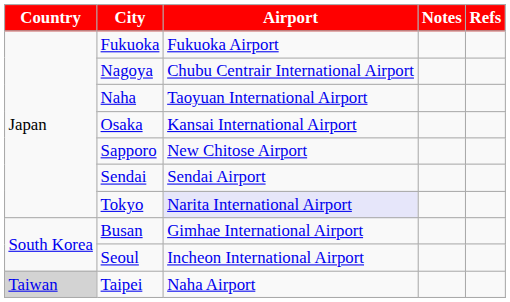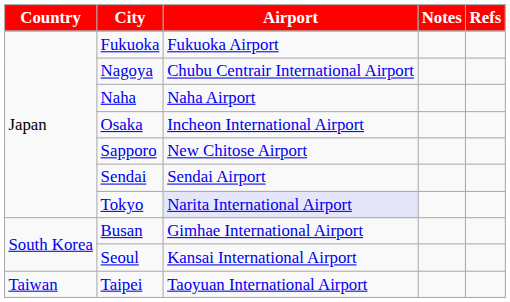(267, 97) Taoyuan International Airport -> (211, 97) Naha Airport
(262, 124) Kansai International Airport -> (266, 124) Incheon International Airport
(266, 257) Incheon International Airport -> (262, 257) Kansai International Airport
(33, 284) lightgrey background -> (33, 284) no background
(211, 284) Naha Airport -> (267, 284) Taoyuan International Airport
